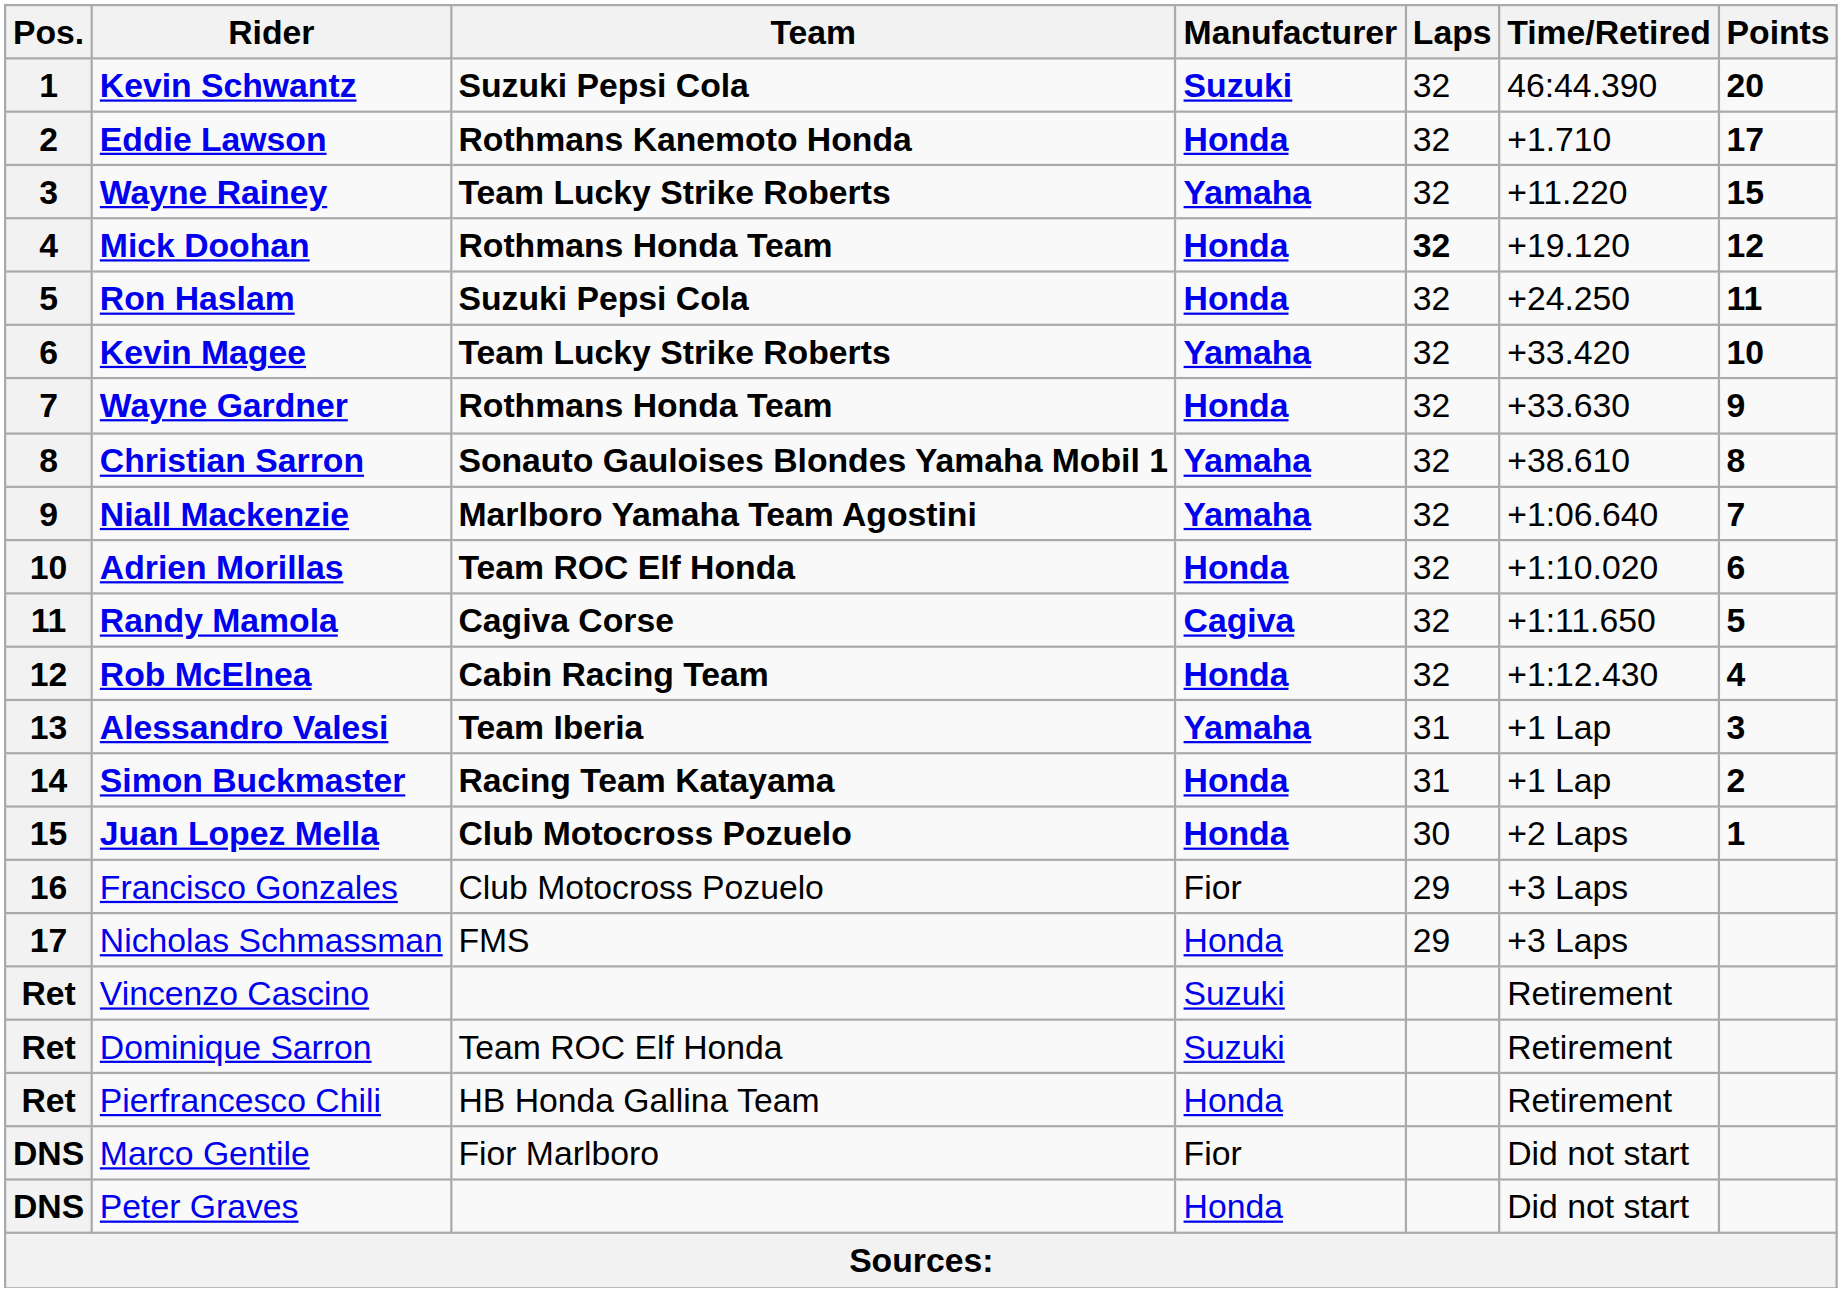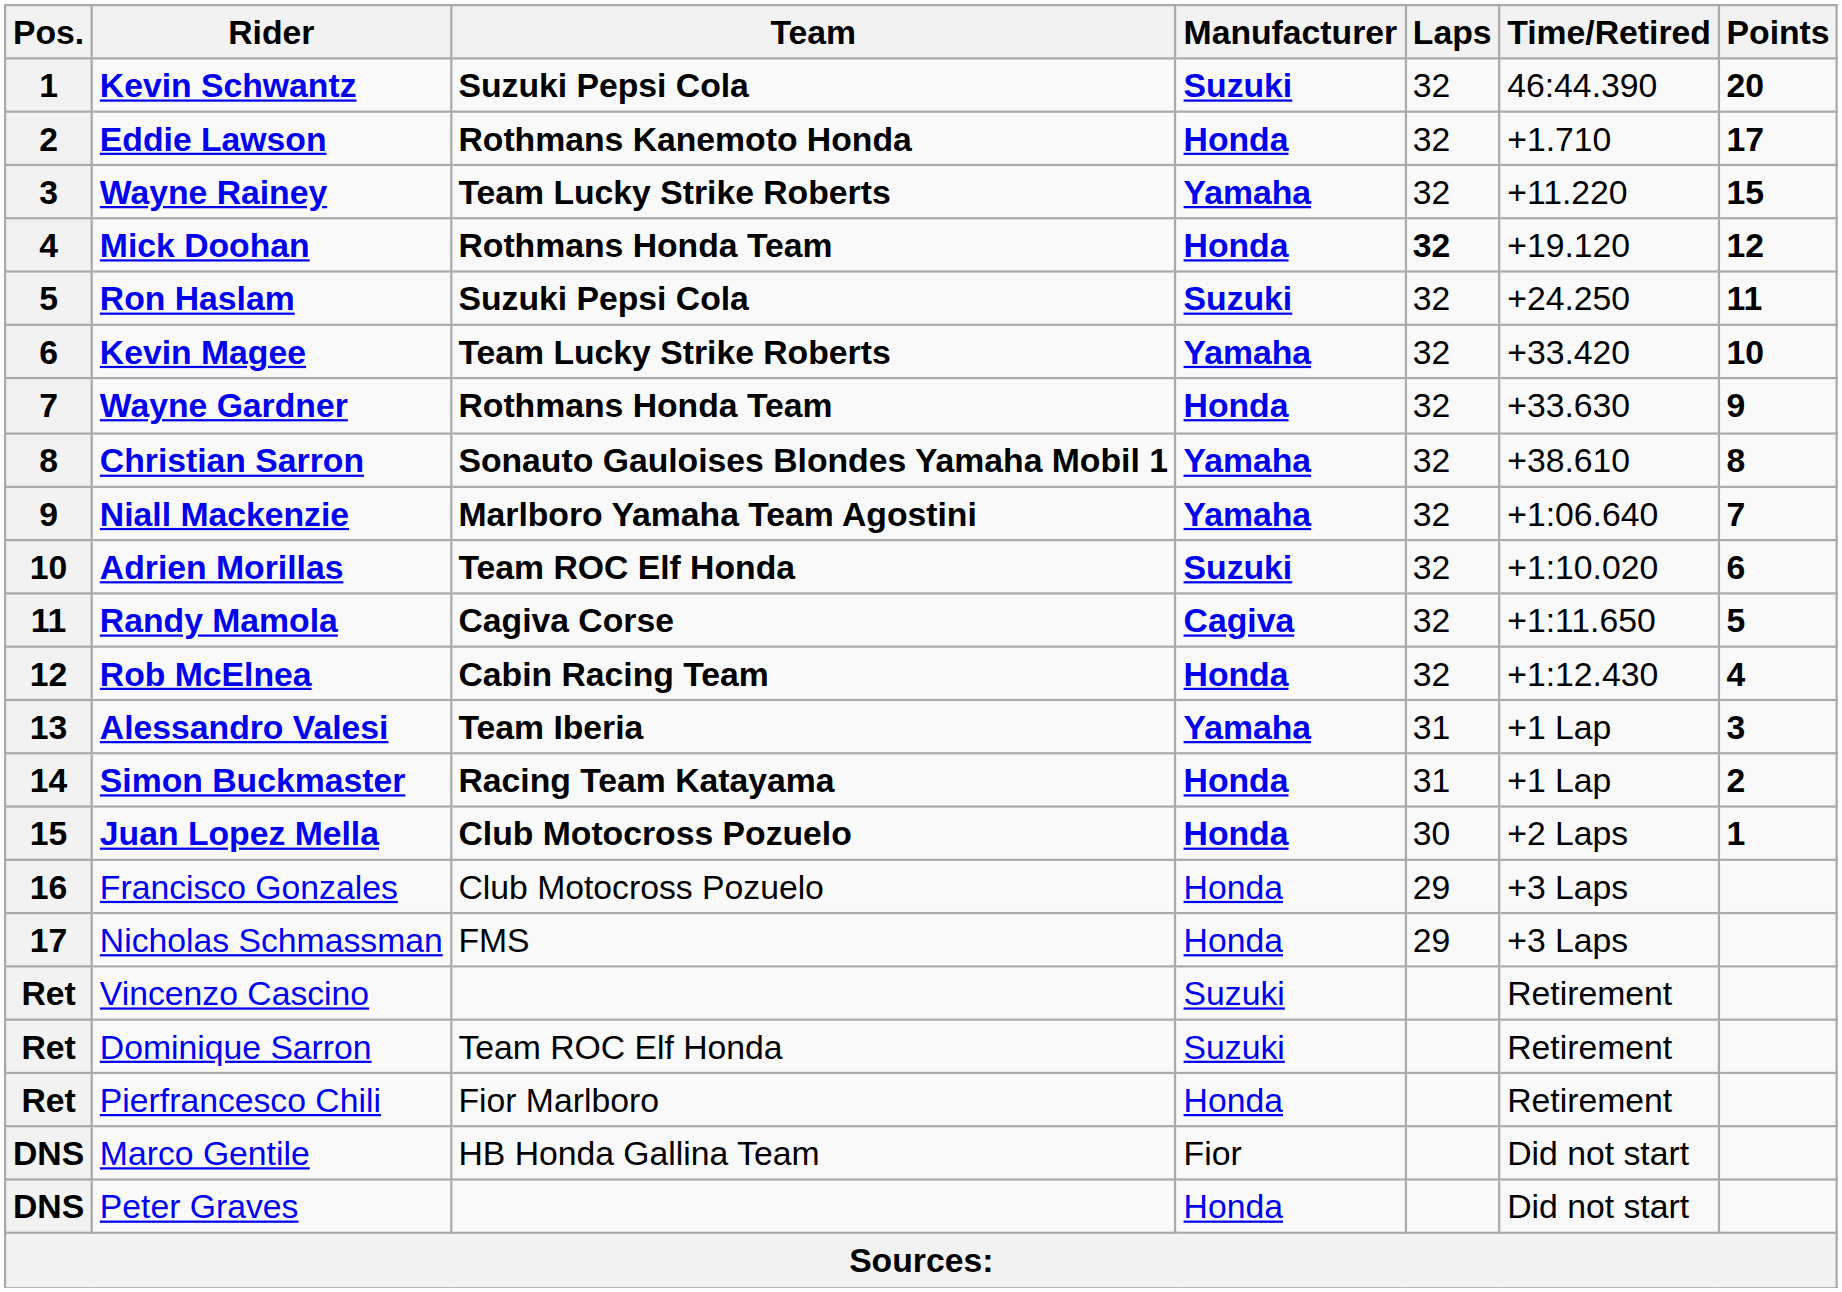(1236, 299) Honda -> (1238, 299) Suzuki
(1236, 566) Honda -> (1238, 566) Suzuki
(1213, 887) Fior -> (1233, 887) Honda
(639, 1100) HB Honda Gallina Team -> (559, 1100) Fior Marlboro
(559, 1154) Fior Marlboro -> (639, 1154) HB Honda Gallina Team
